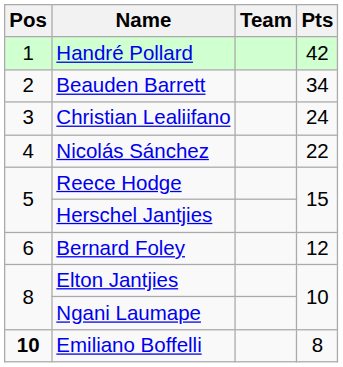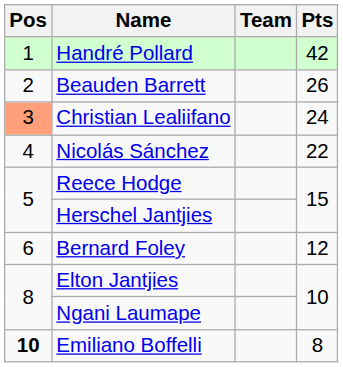(317, 85) 34 -> (317, 85) 26
(28, 118) no background -> (28, 118) lightsalmon background
